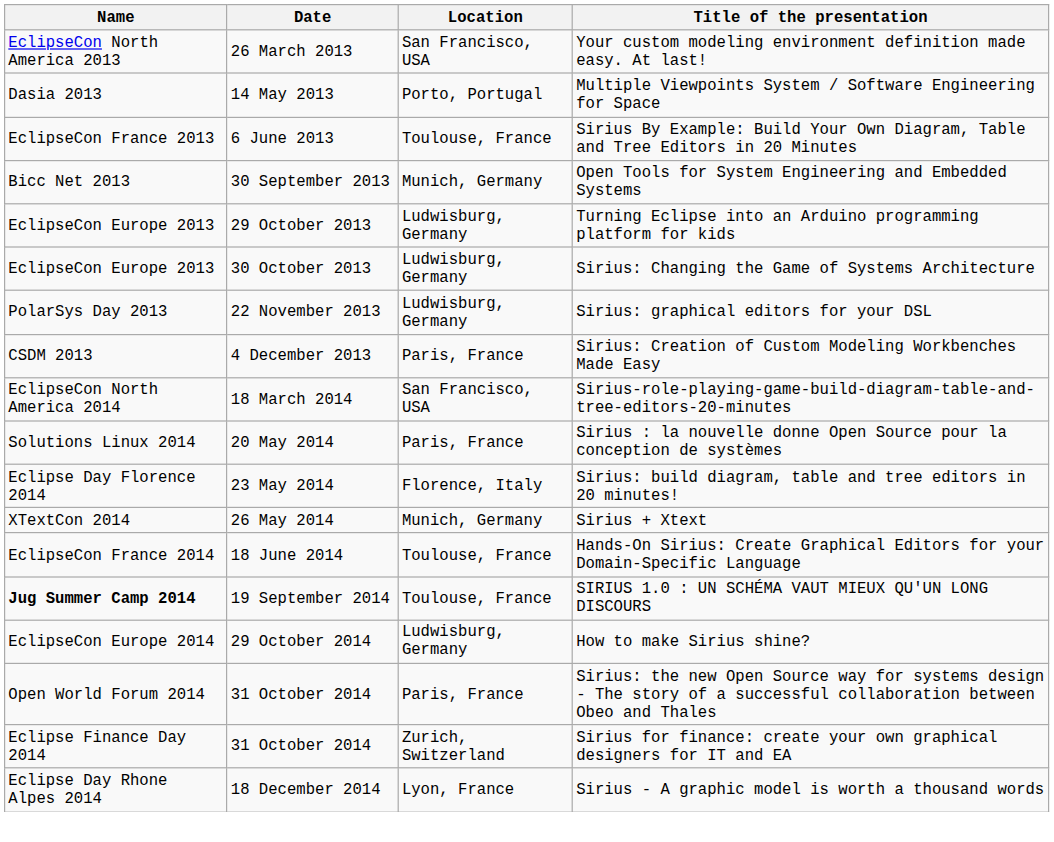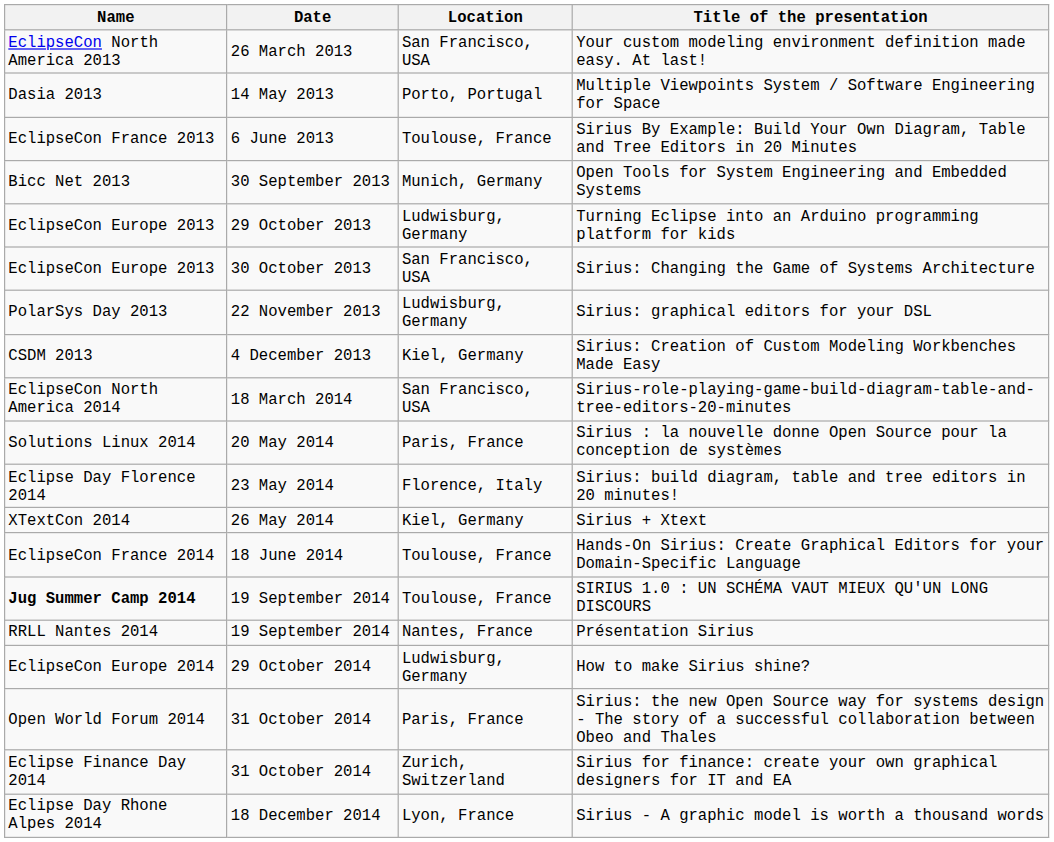(453, 269) Ludwisburg, Germany -> (467, 269) San Francisco, USA
(463, 356) Paris, France -> (463, 356) Kiel, Germany
(472, 520) Munich, Germany -> (463, 520) Kiel, Germany
+ row: (665, 633)
